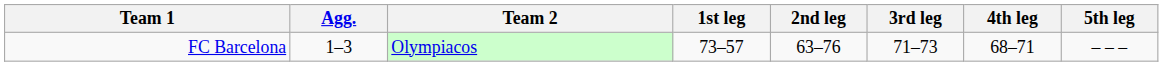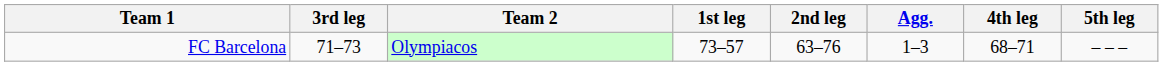columns swapped: (339, 18) <-> (915, 18)
